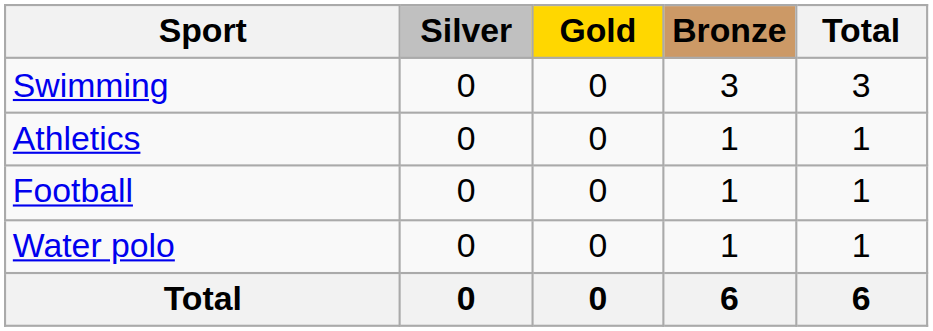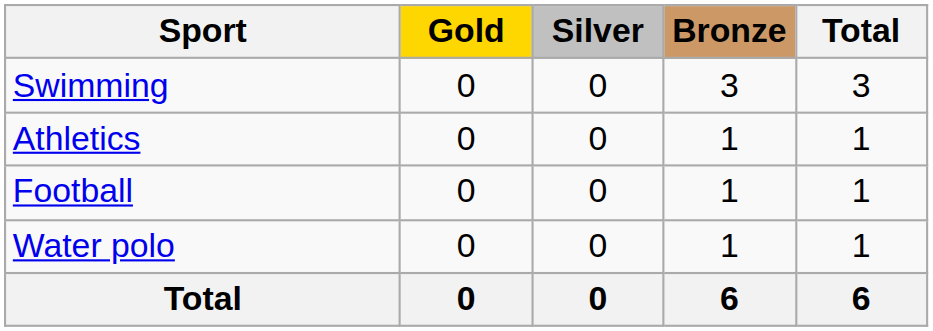columns swapped: (598, 31) <-> (466, 31)
